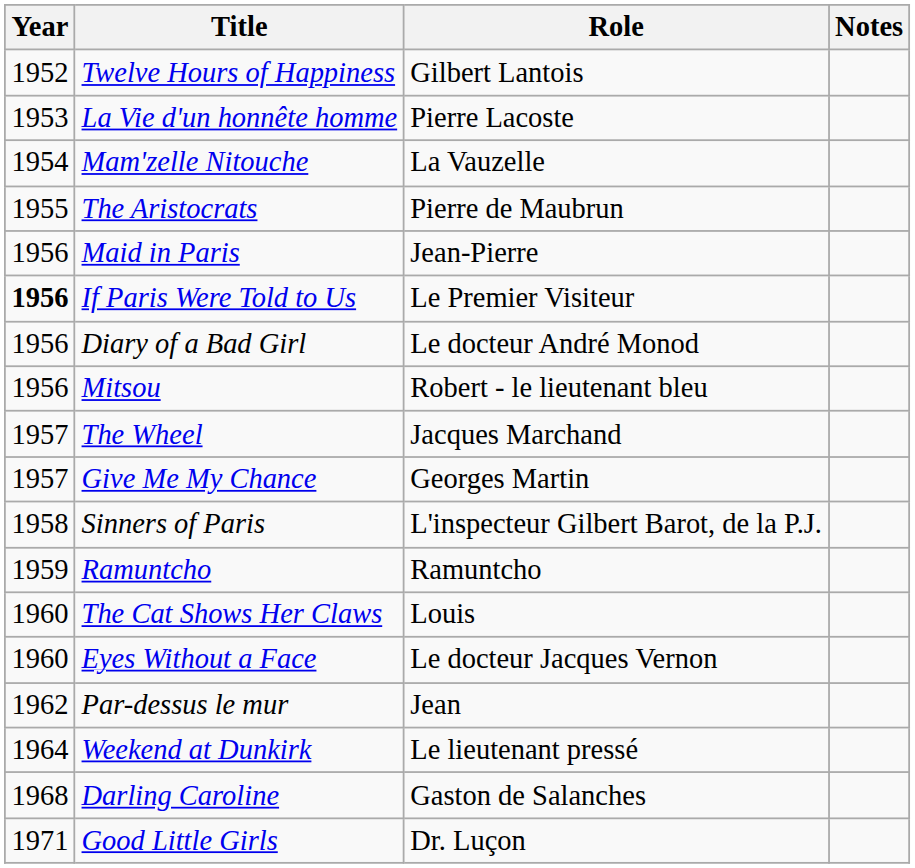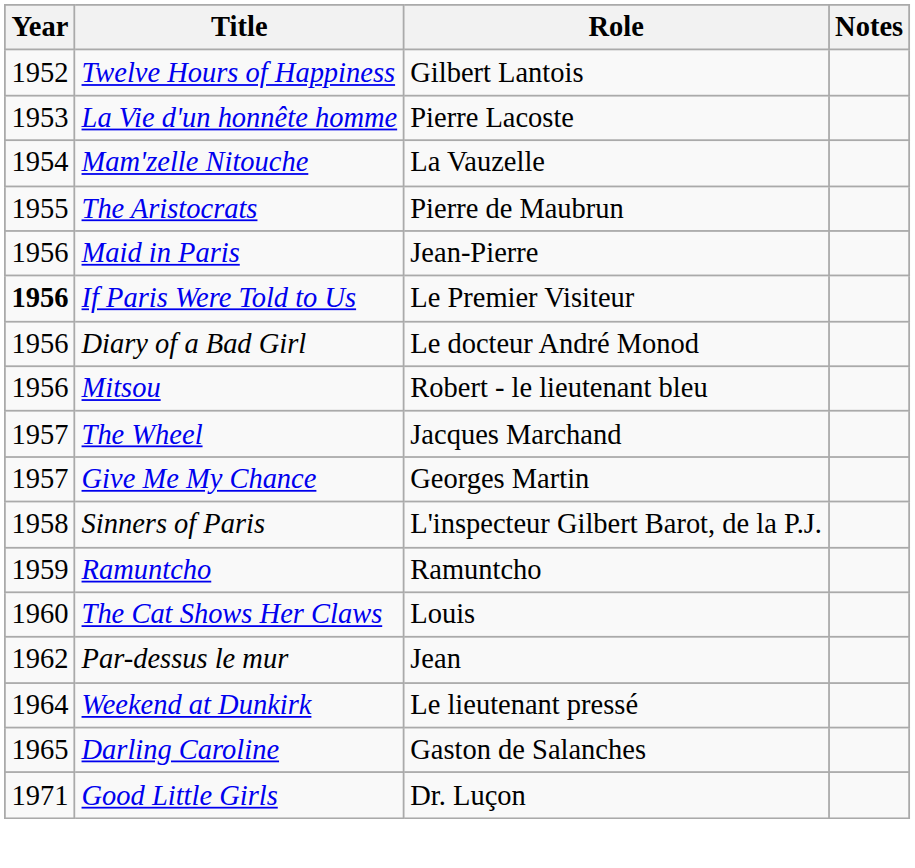- row: (199, 659)
(40, 794) 1968 -> (40, 749) 1965
